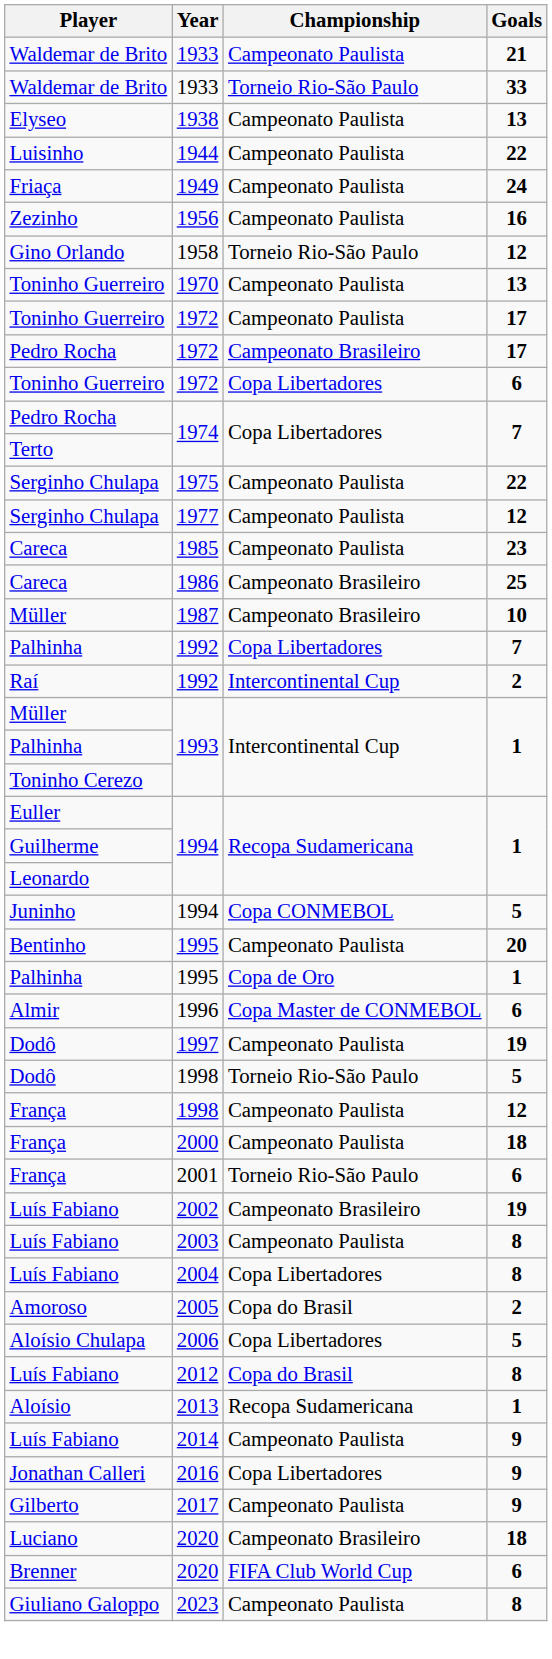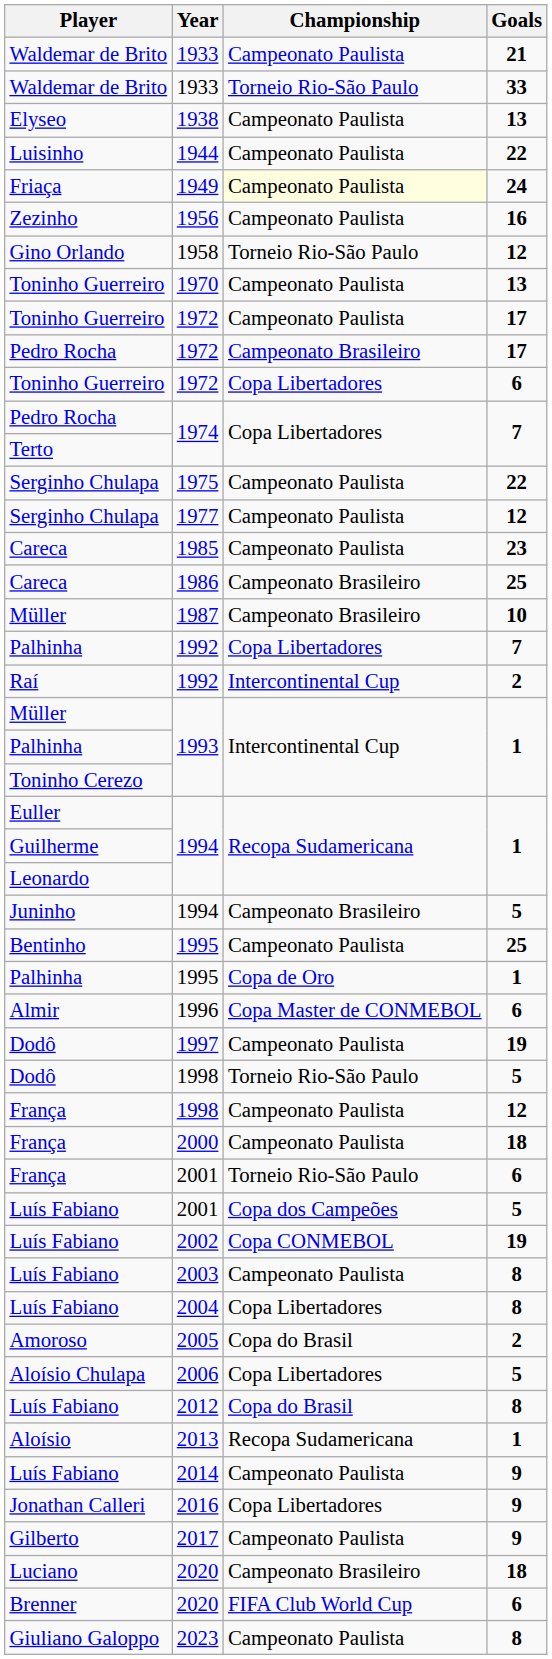(316, 185) no background -> (316, 185) lightyellow background
(311, 911) Copa CONMEBOL -> (324, 911) Campeonato Brasileiro
(517, 944) 20 -> (517, 944) 25
+ row: (64, 1208)
(324, 1208) Campeonato Brasileiro -> (311, 1241) Copa CONMEBOL
